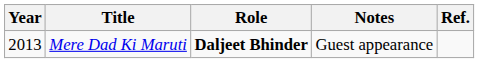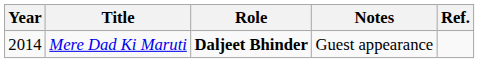(25, 44) 2013 -> (25, 44) 2014
